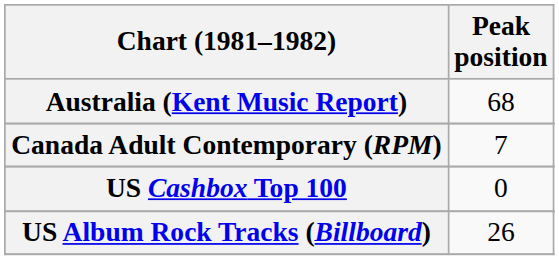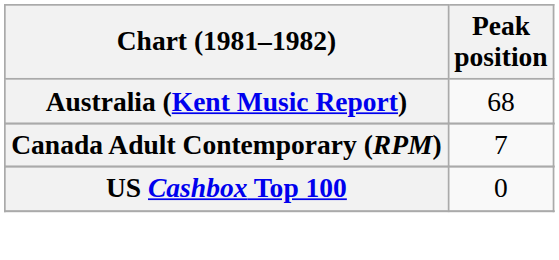- row: (226, 231)
